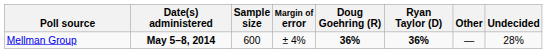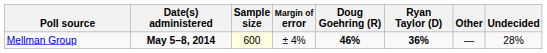(252, 40) no background -> (252, 40) lightyellow background
(350, 40) 36% -> (350, 40) 46%
